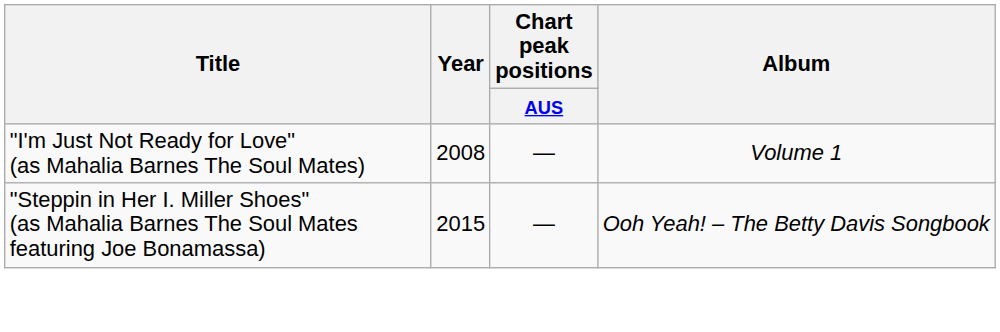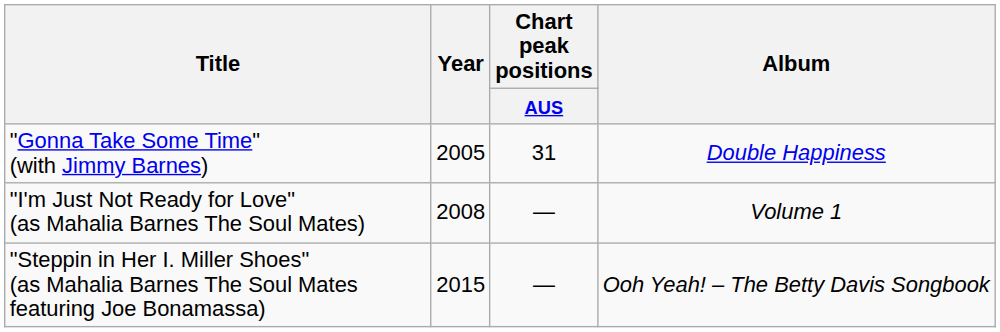+ row: (135, 153)
